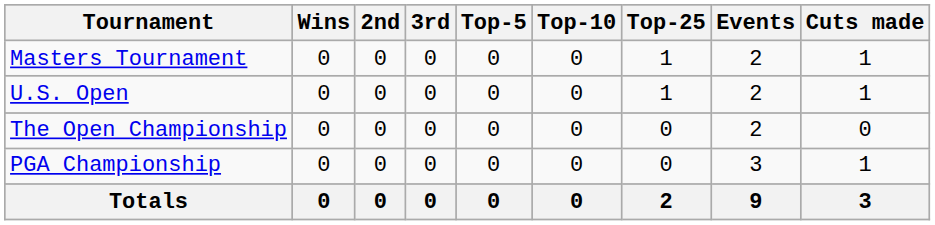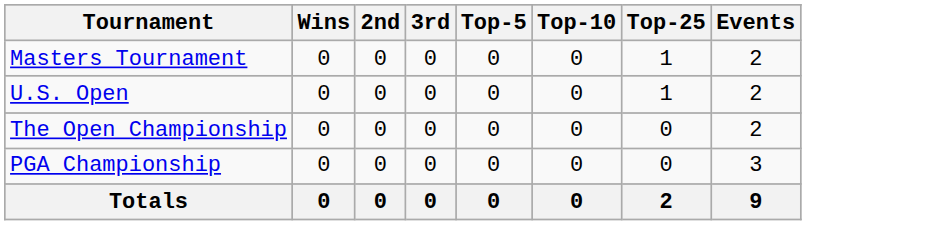- column: (865, 23)
